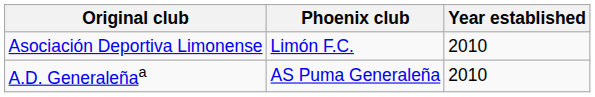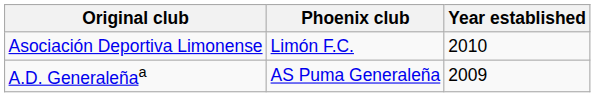(468, 75) 2010 -> (468, 75) 2009
